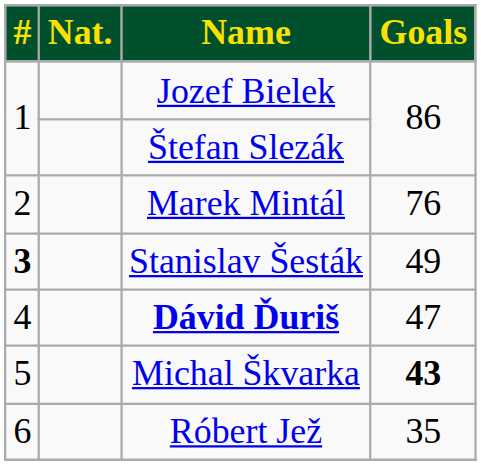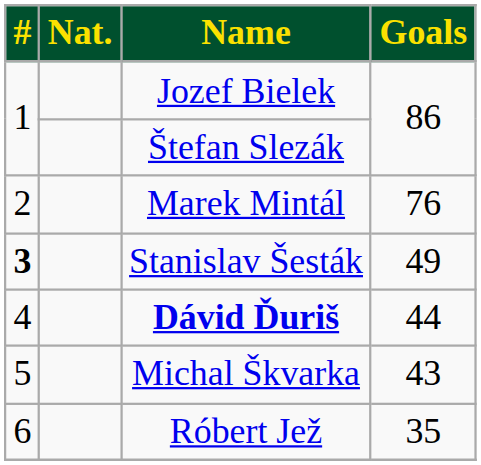(423, 317) 47 -> (423, 317) 44
(423, 373) bold -> (423, 373) normal
